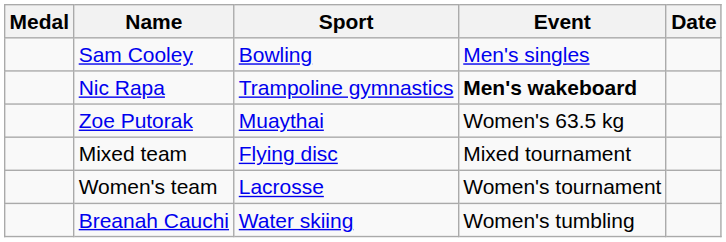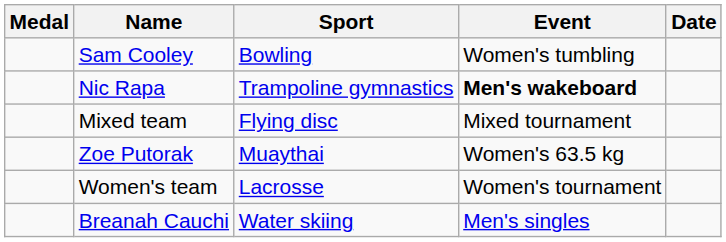(526, 55) Men's singles -> (549, 55) Women's tumbling
rows swapped: (136, 121) <-> (133, 154)
(549, 221) Women's tumbling -> (526, 221) Men's singles
